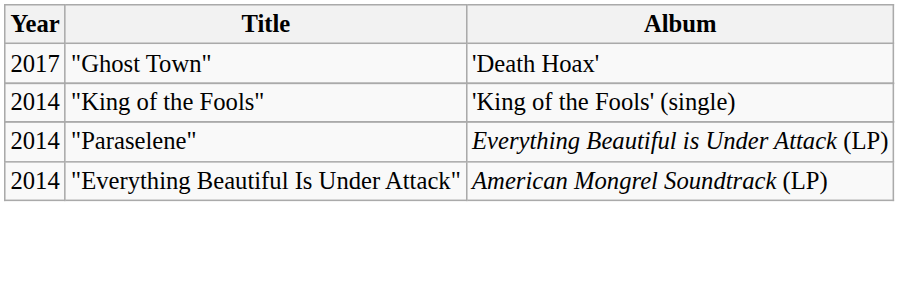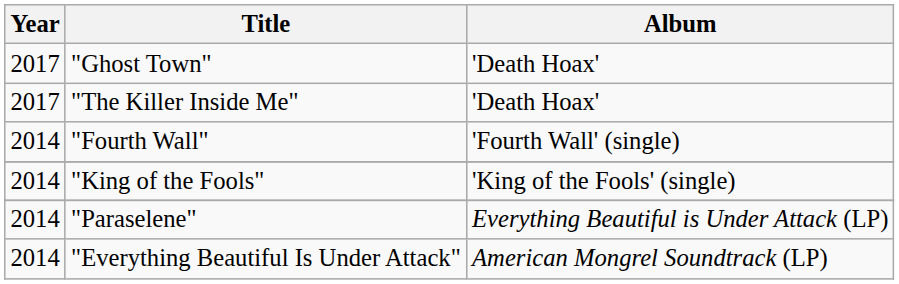+ row: (185, 102)
+ row: (140, 141)
